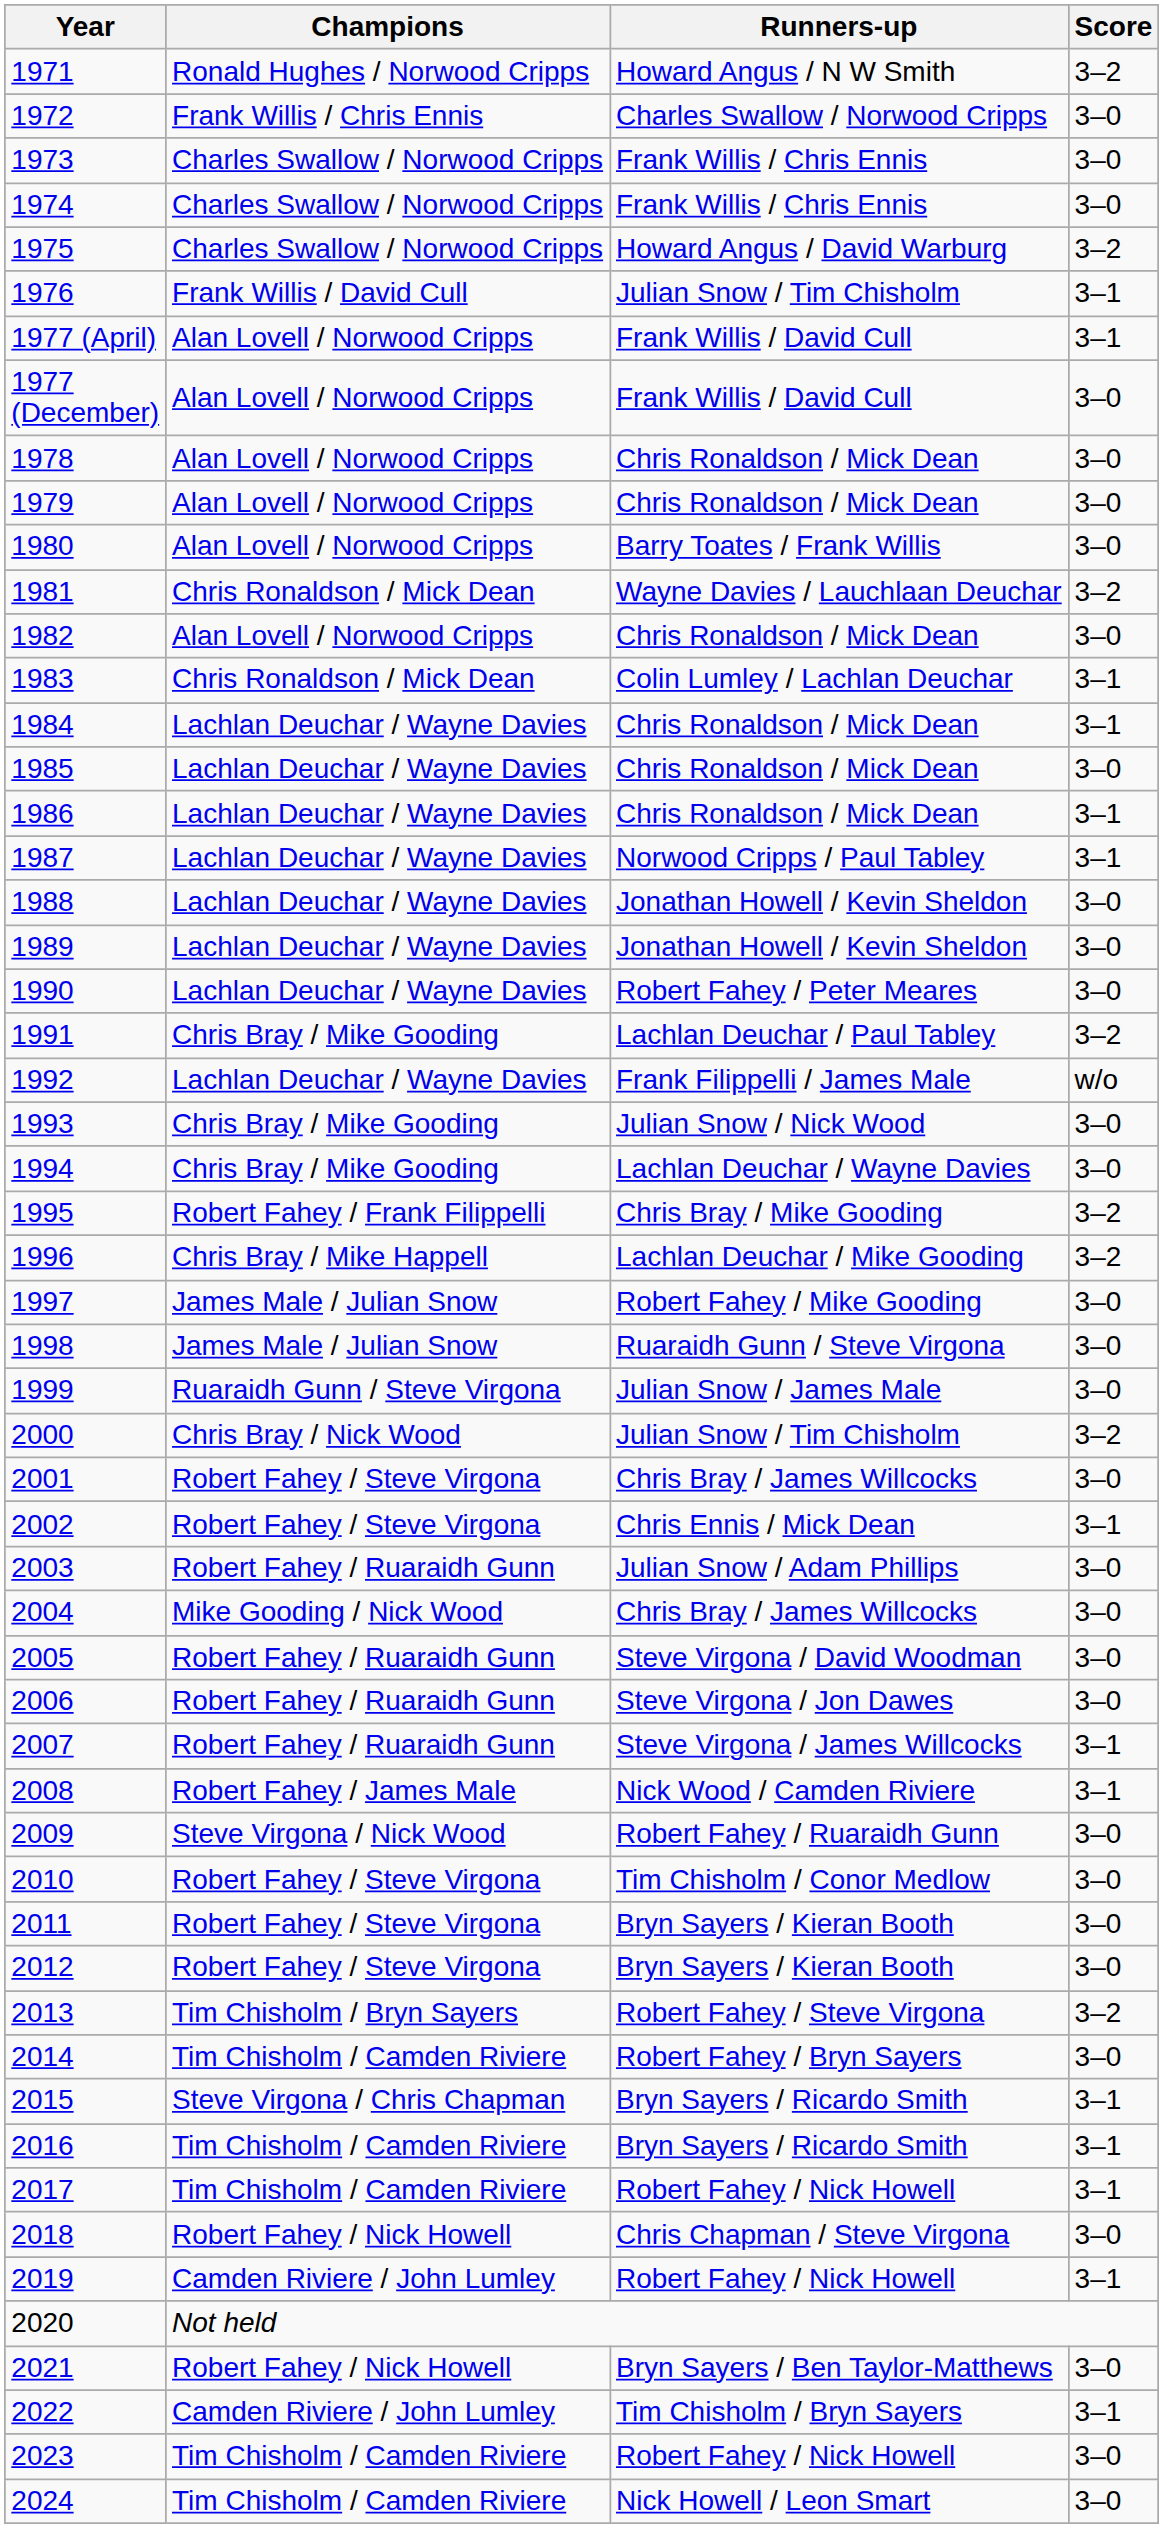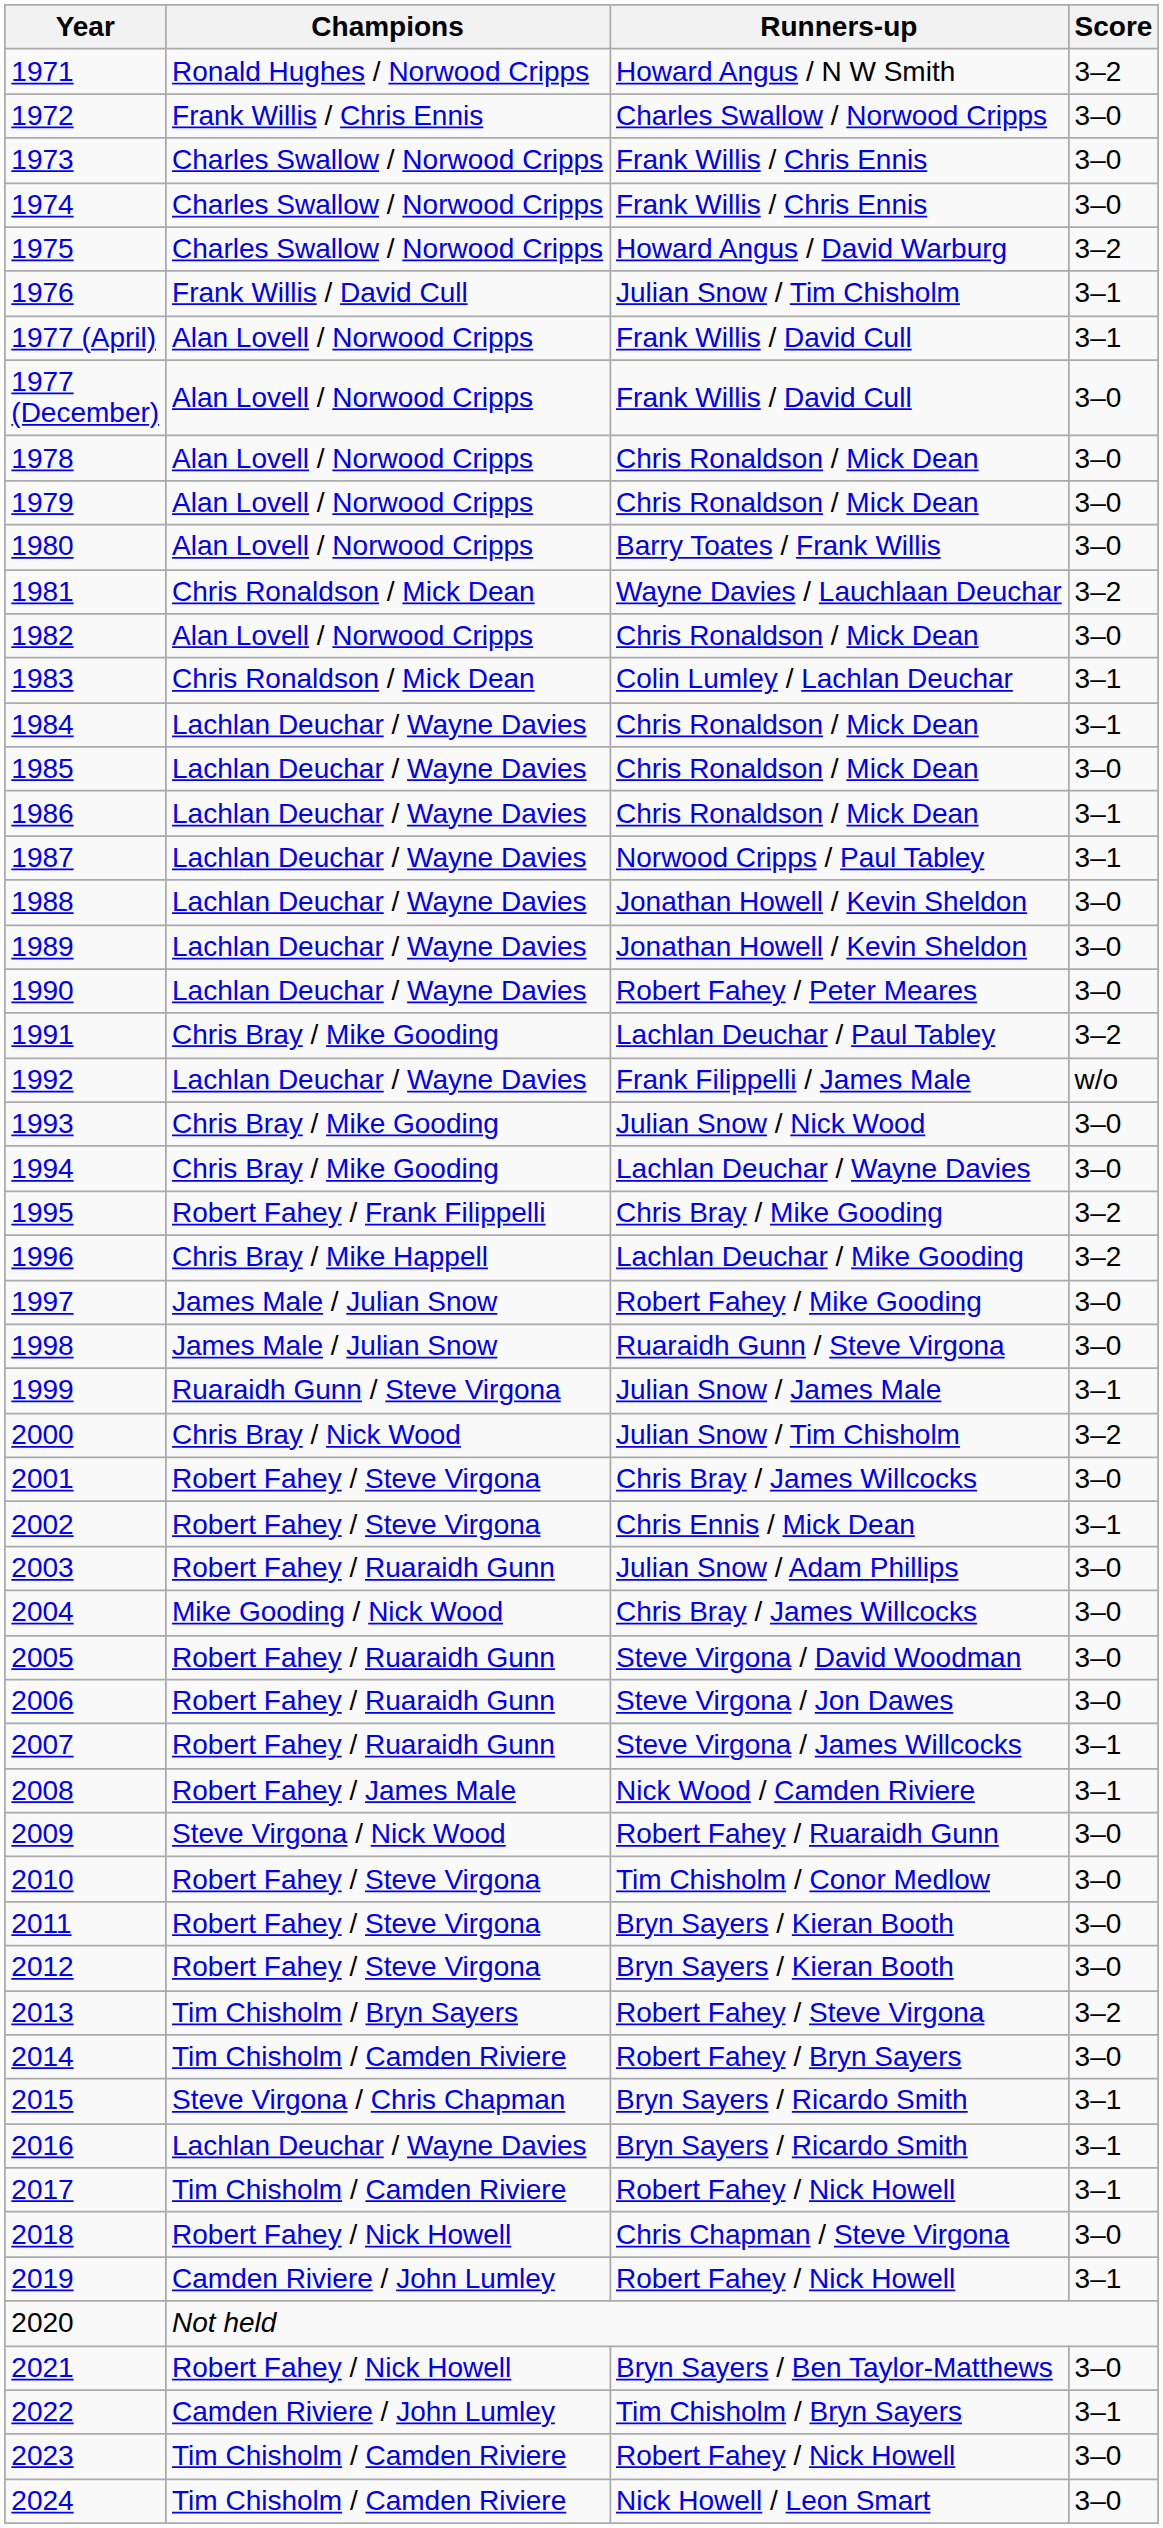(1098, 1390) 3–0 -> (1098, 1390) 3–1
(369, 2145) Tim Chisholm / Camden Riviere -> (379, 2145) Lachlan Deuchar / Wayne Davies
